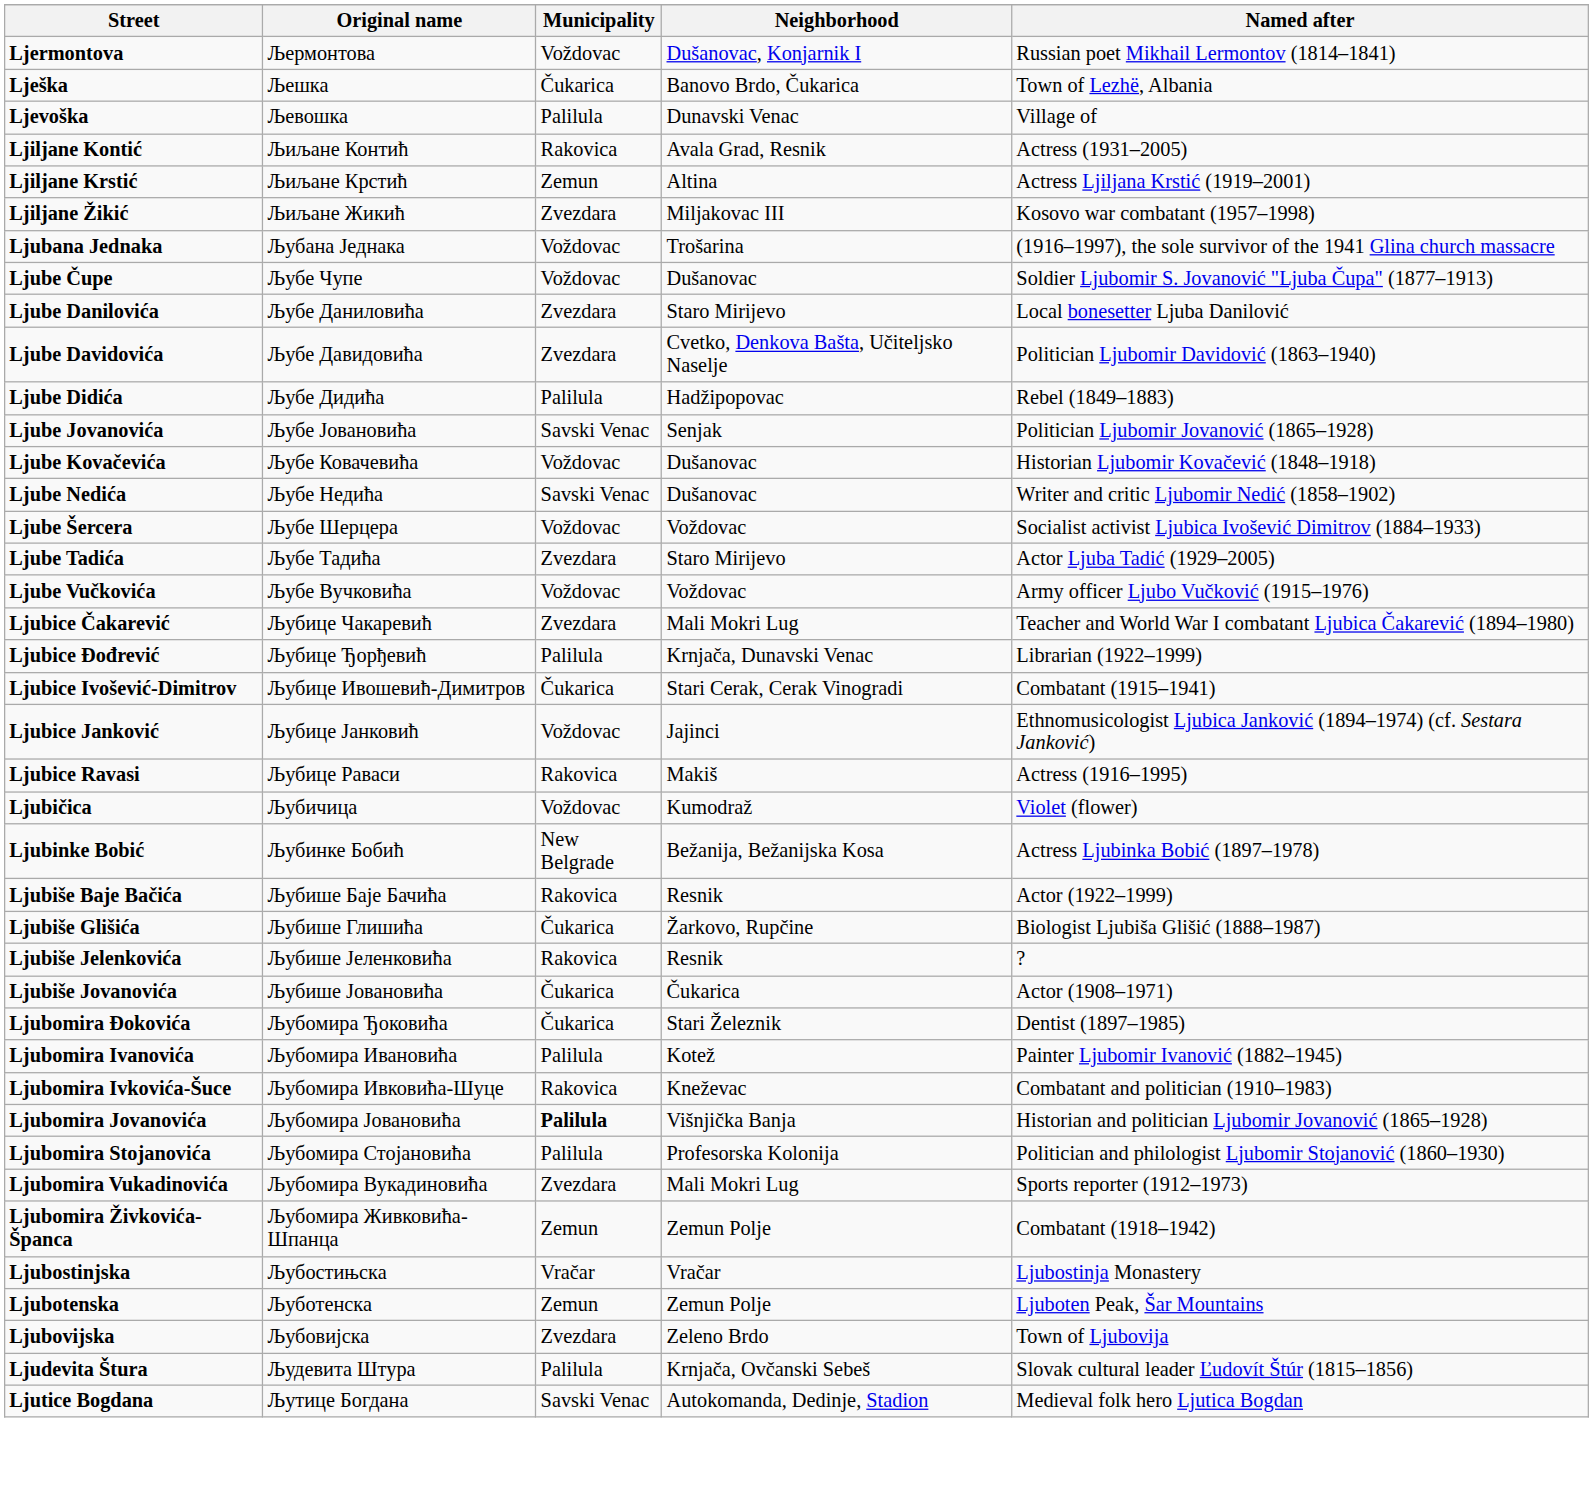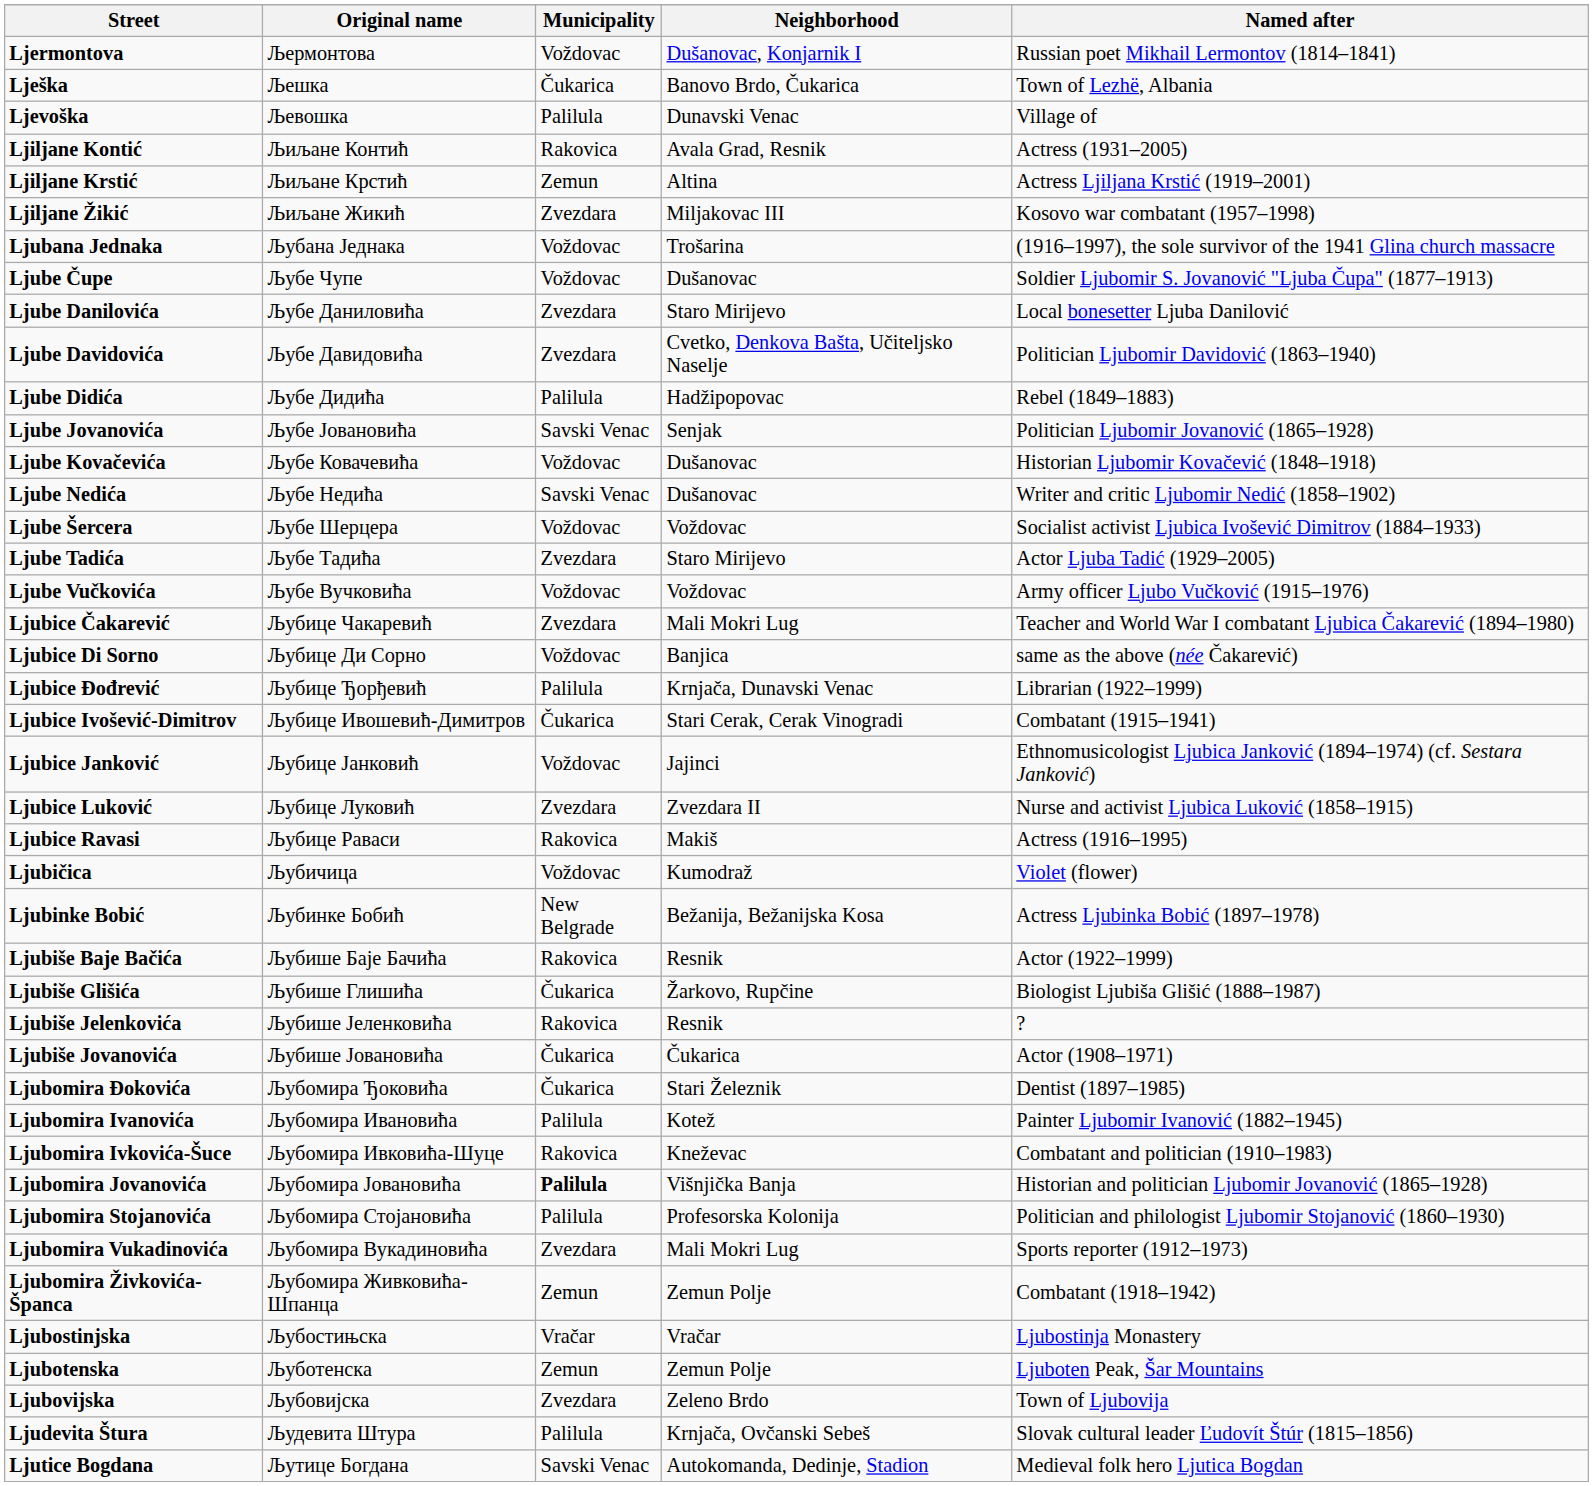+ row: (84, 655)
+ row: (81, 807)
